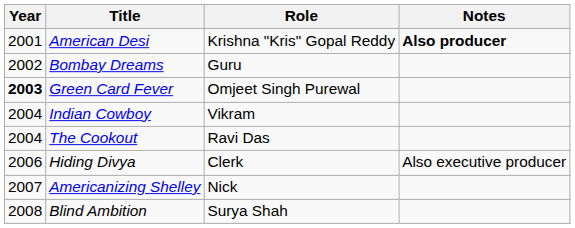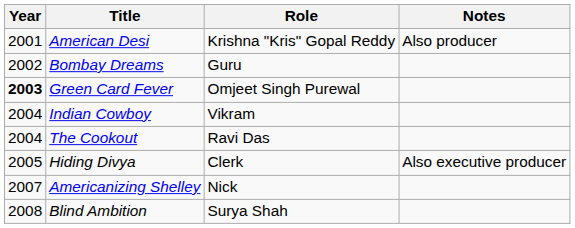(454, 41) bold -> (450, 41) normal
(25, 162) 2006 -> (25, 162) 2005
